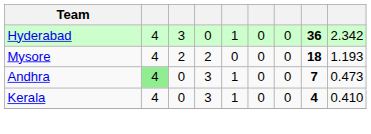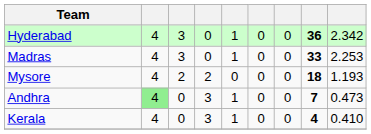+ row: (29, 56)
